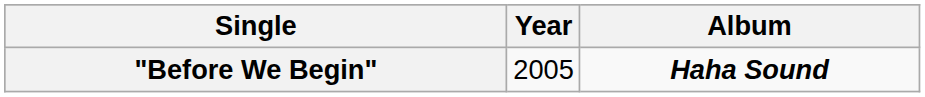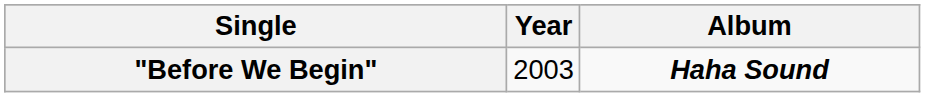(544, 69) 2005 -> (544, 69) 2003
